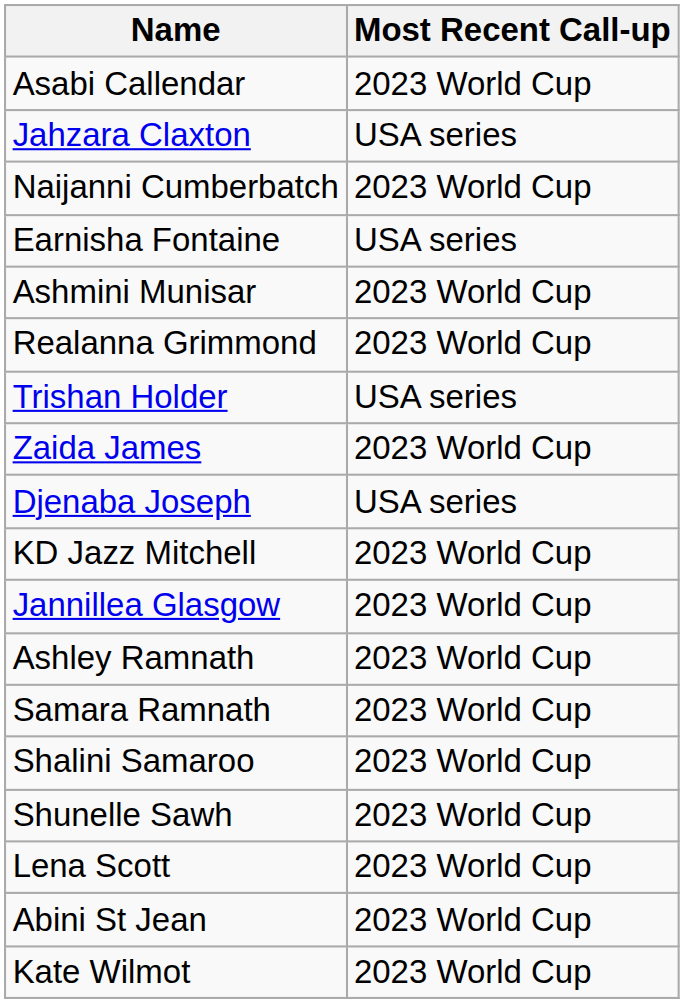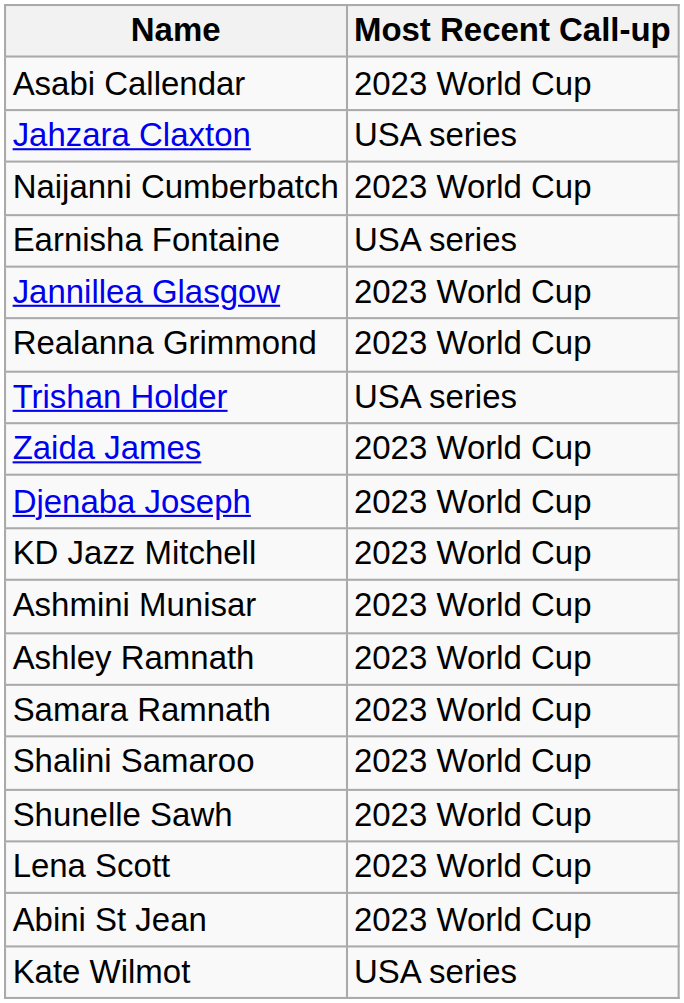rows swapped: (146, 605) <-> (134, 291)
(435, 501) USA series -> (473, 501) 2023 World Cup
(473, 971) 2023 World Cup -> (435, 971) USA series
